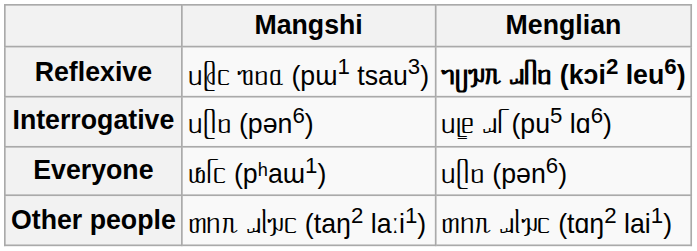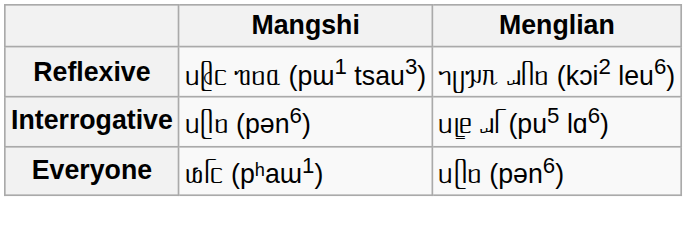(564, 71) bold -> (557, 71) normal
- row: (93, 220)
